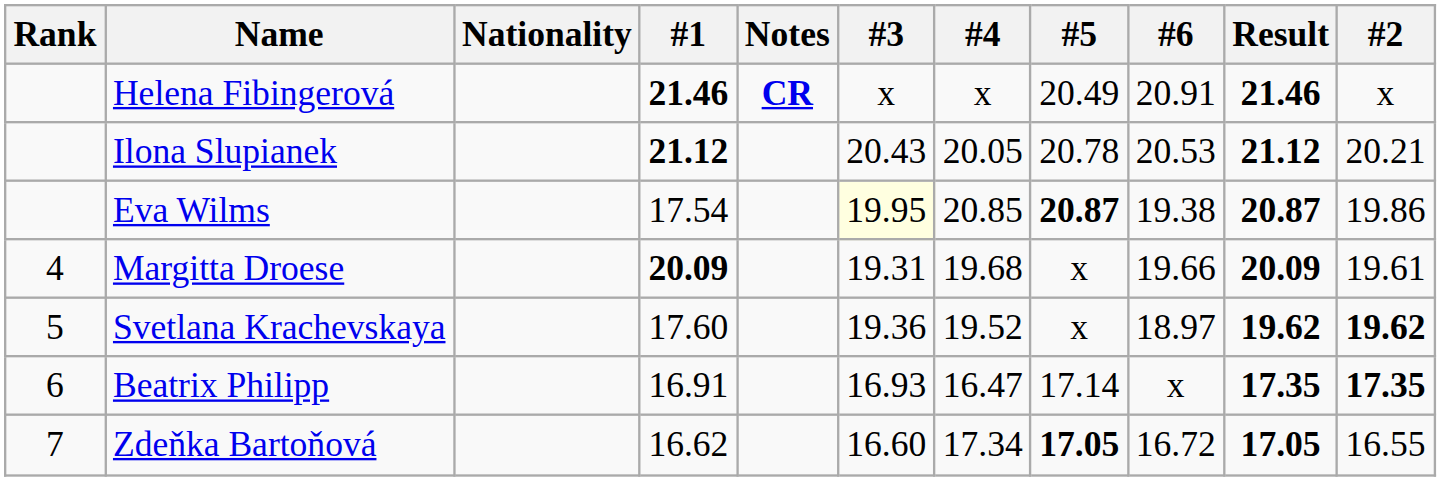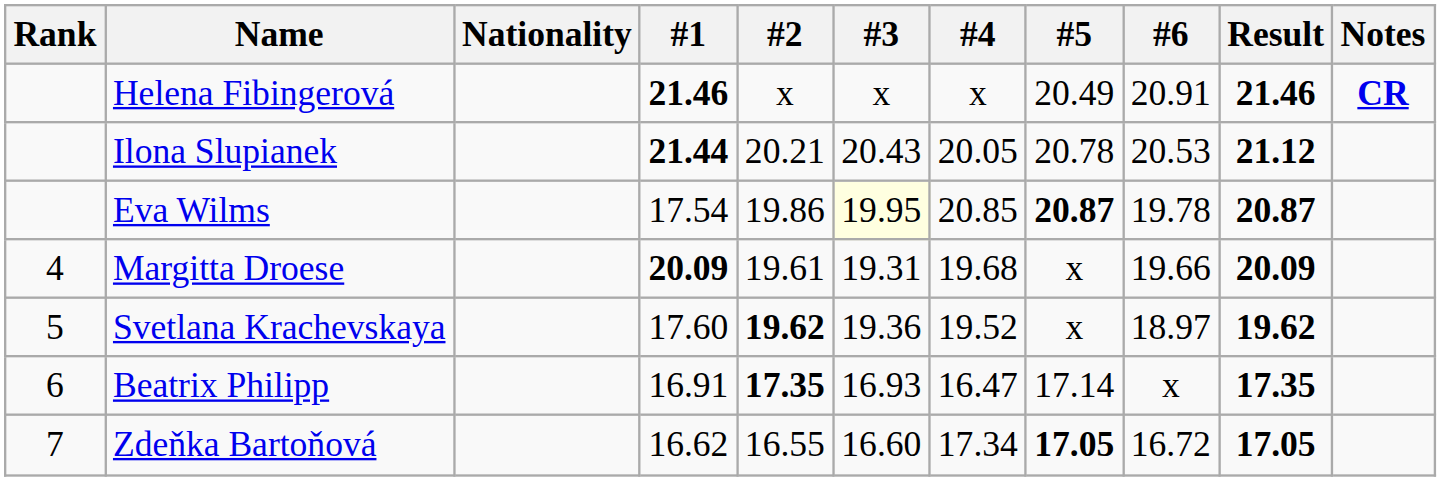columns swapped: (1385, 34) <-> (787, 34)
(688, 151) 21.12 -> (688, 151) 21.44
(1176, 209) 19.38 -> (1171, 209) 19.78
